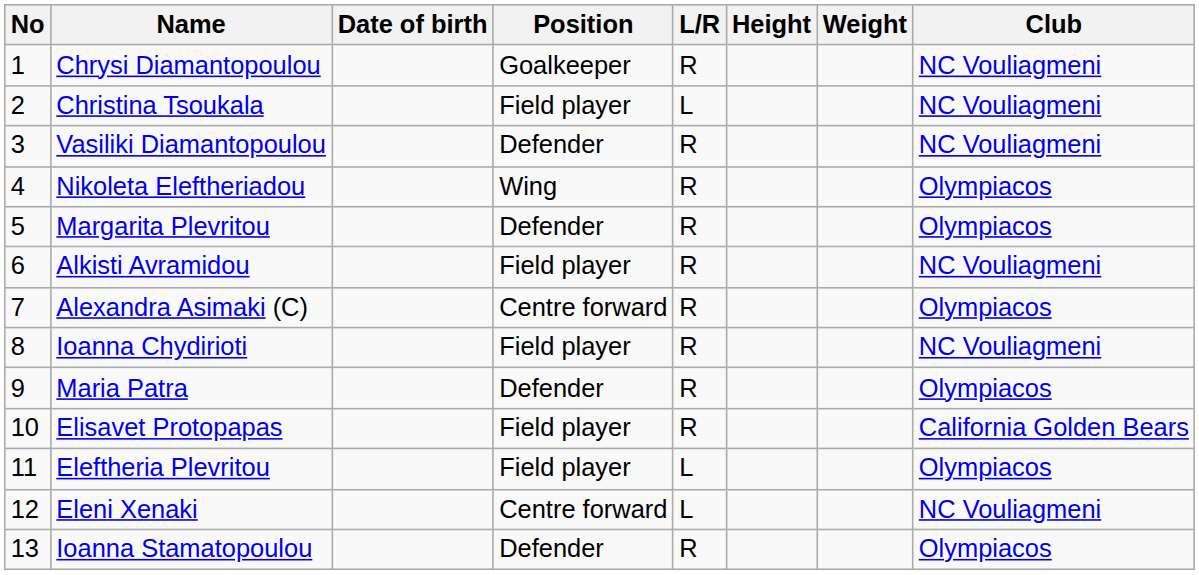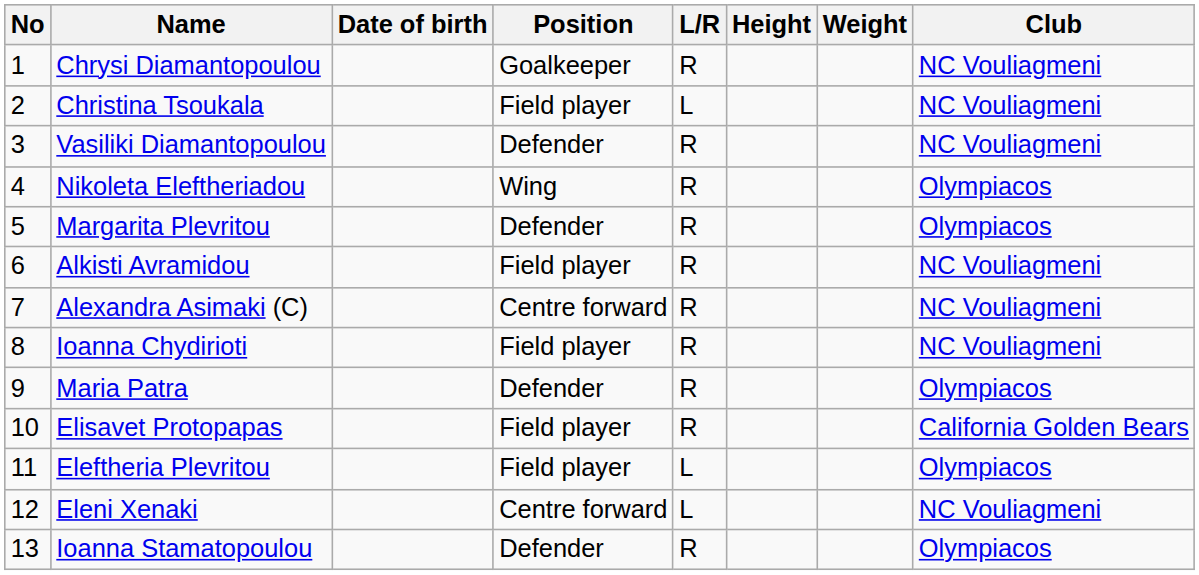(985, 307) Olympiacos -> (1010, 307) NC Vouliagmeni
